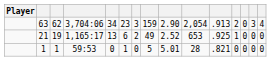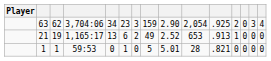(221, 24) .913 -> (221, 24) .925
(221, 37) .925 -> (221, 37) .913
